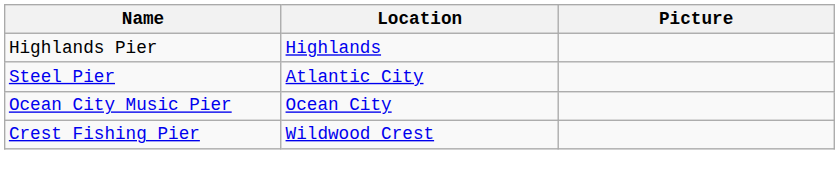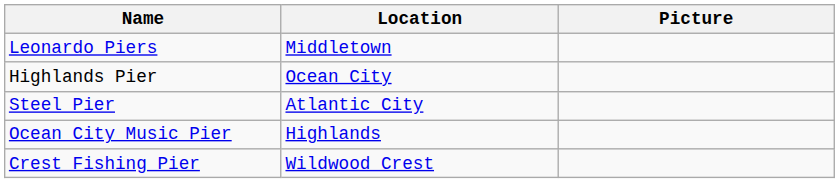+ row: (83, 48)
(333, 48) Highlands -> (339, 77) Ocean City
(339, 106) Ocean City -> (333, 134) Highlands
